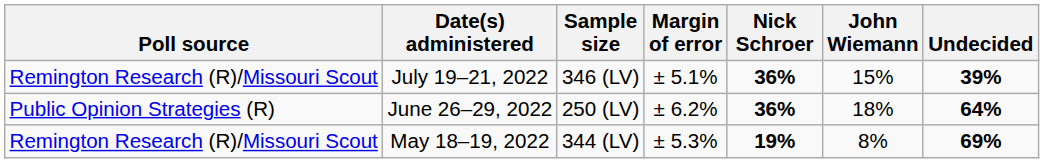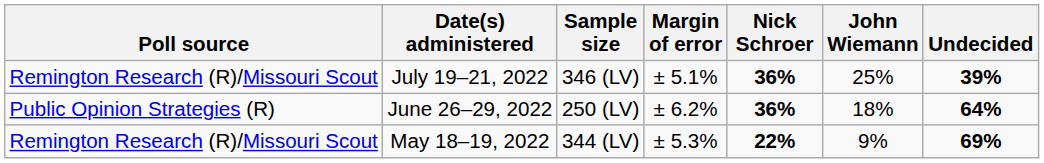(873, 77) 15% -> (873, 77) 25%
(775, 142) 19% -> (775, 142) 22%
(873, 142) 8% -> (873, 142) 9%
